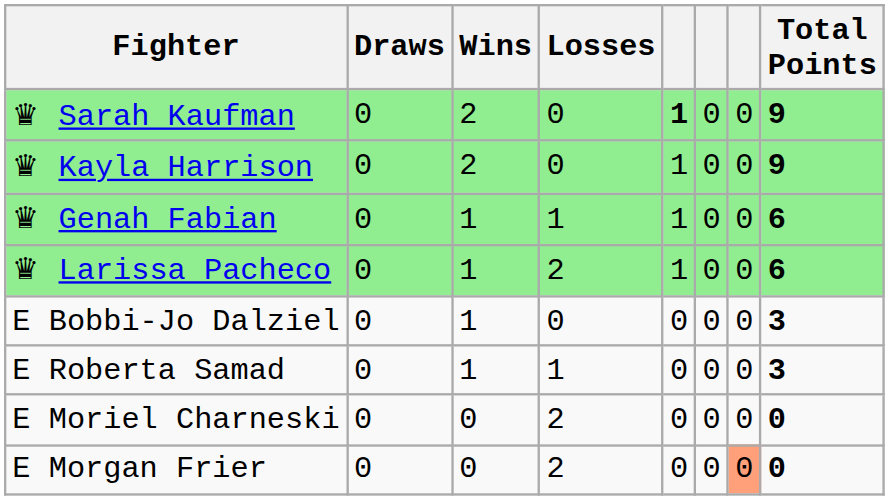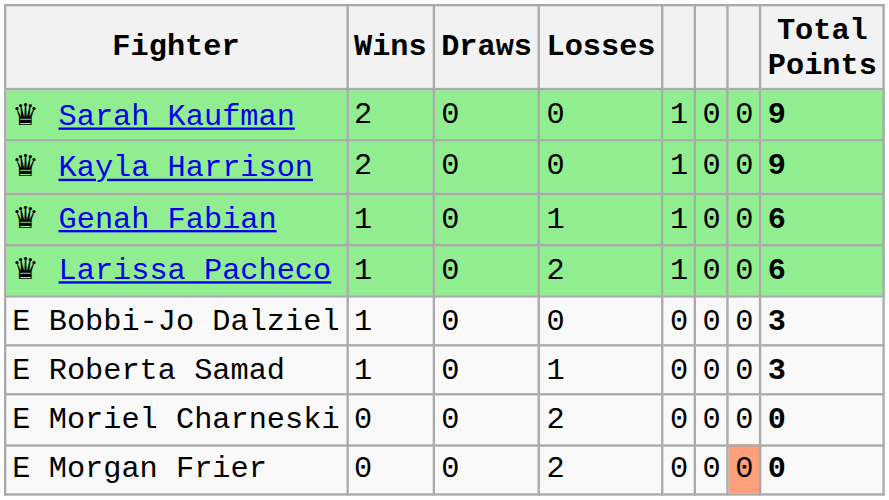columns swapped: (496, 47) <-> (399, 47)
(679, 115) bold -> (679, 115) normal
